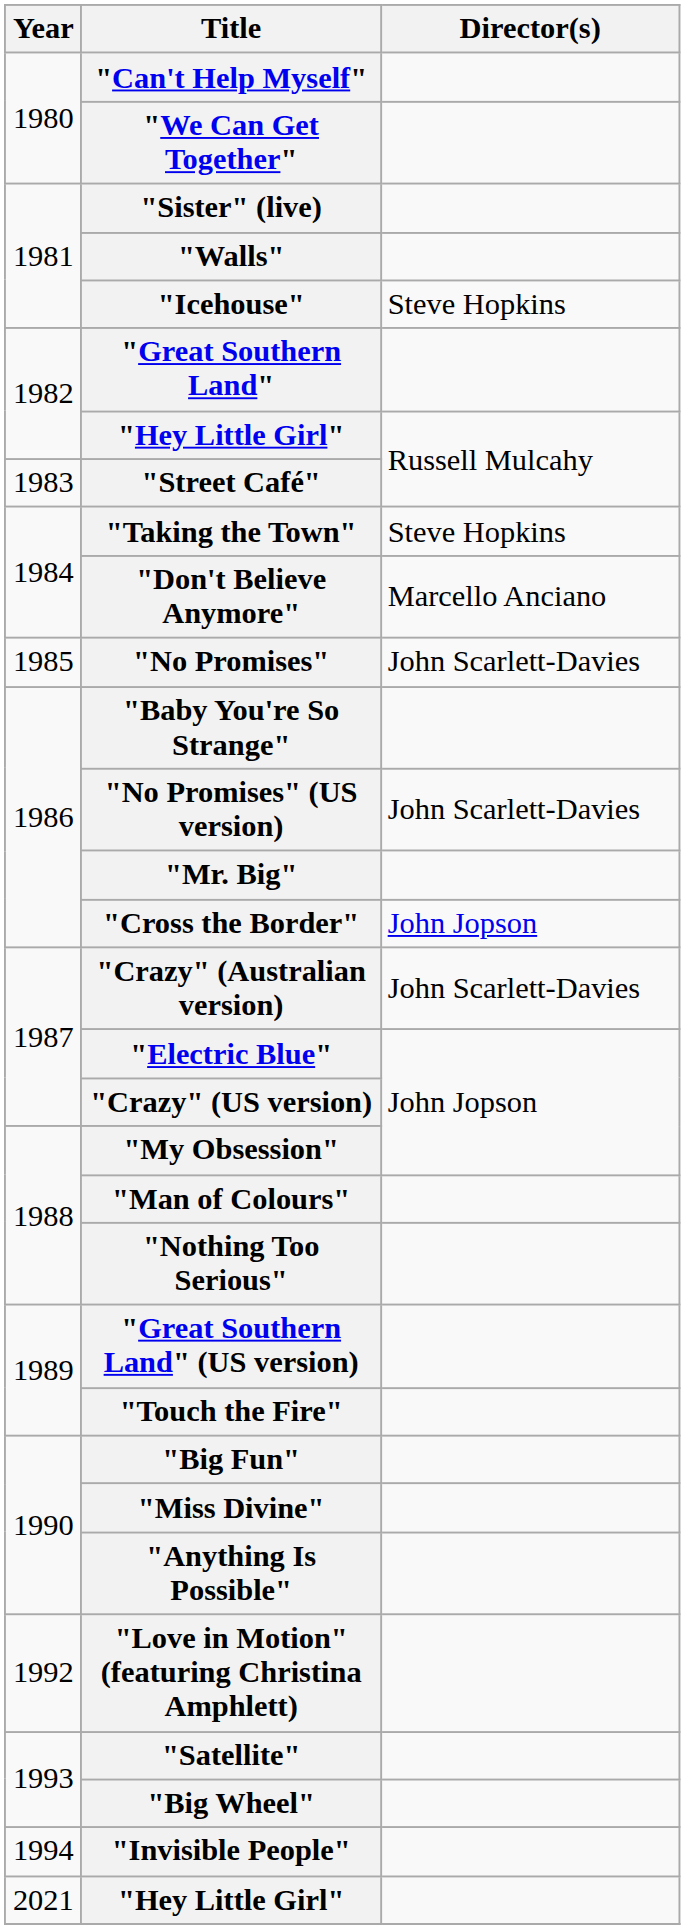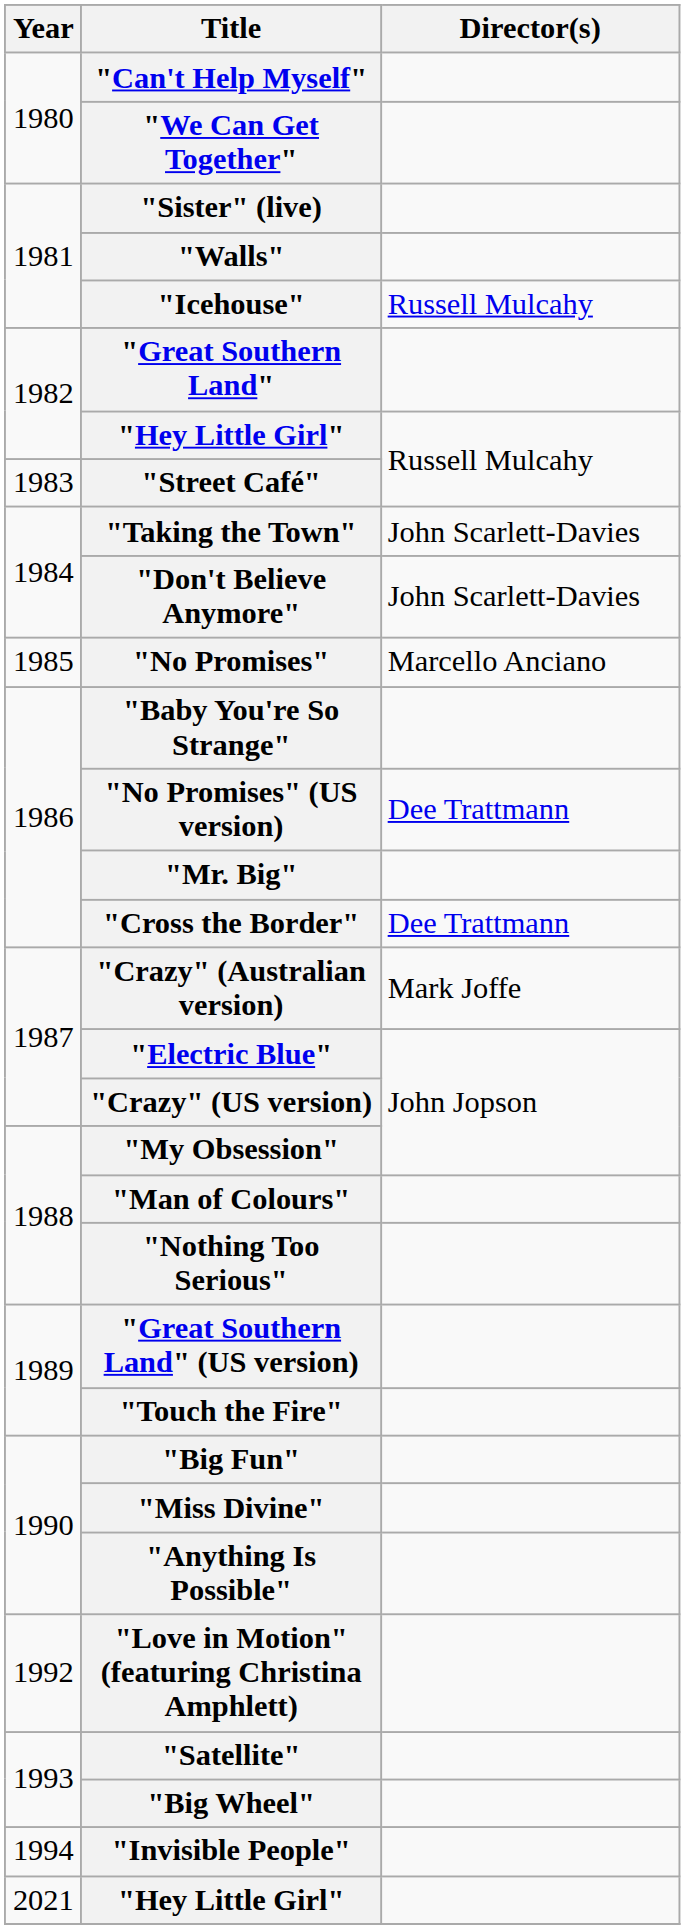(477, 303) Steve Hopkins -> (490, 303) Russell Mulcahy
(477, 530) Steve Hopkins -> (514, 530) John Scarlett-Davies
(497, 596) Marcello Anciano -> (514, 596) John Scarlett-Davies
(514, 661) John Scarlett-Davies -> (497, 661) Marcello Anciano
(514, 809) John Scarlett-Davies -> (478, 809) Dee Trattmann
(462, 922) John Jopson -> (478, 922) Dee Trattmann
(514, 988) John Scarlett-Davies -> (455, 988) Mark Joffe
